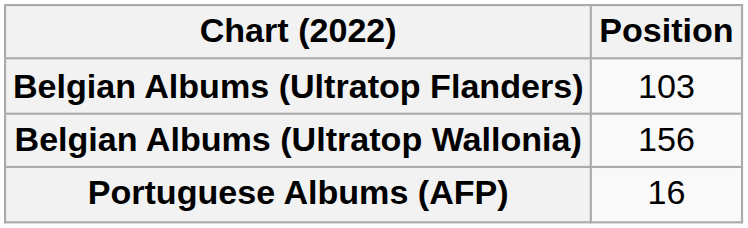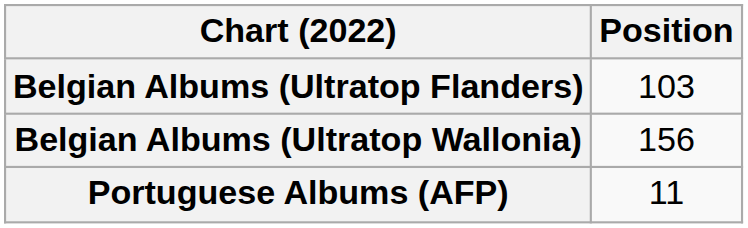(666, 193) 16 -> (666, 193) 11
